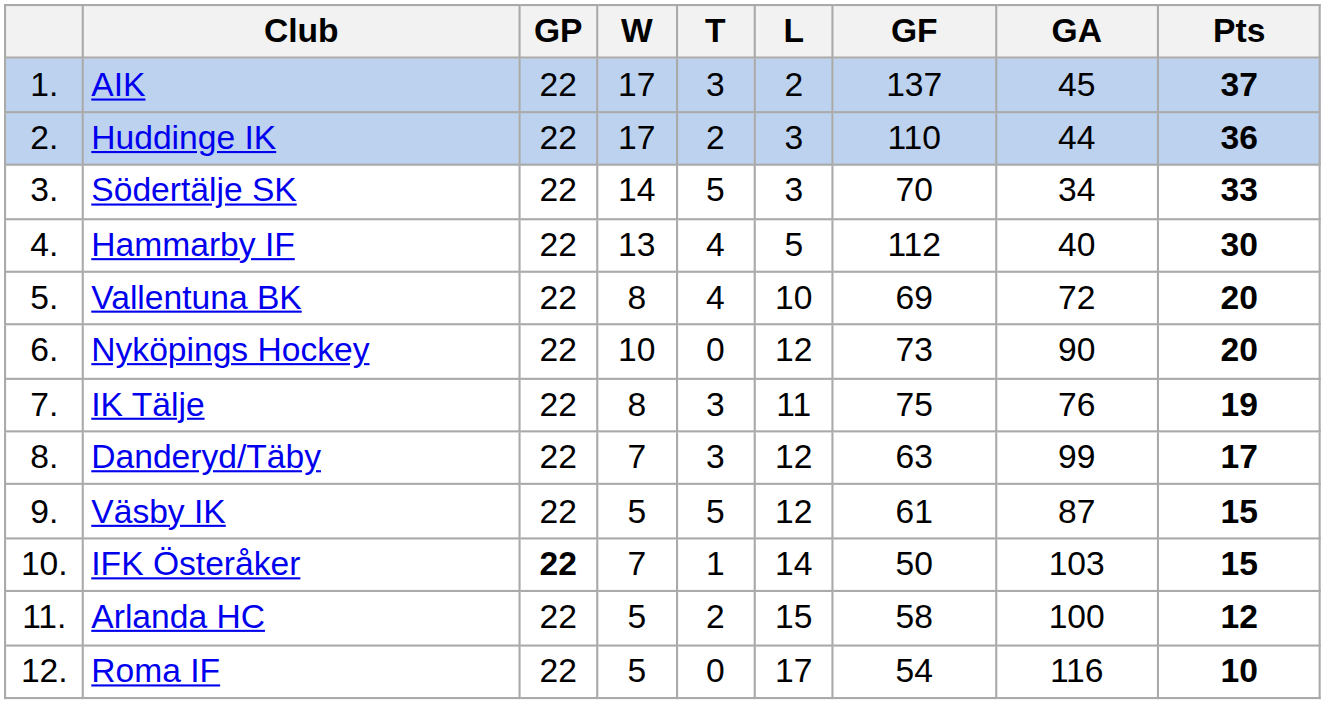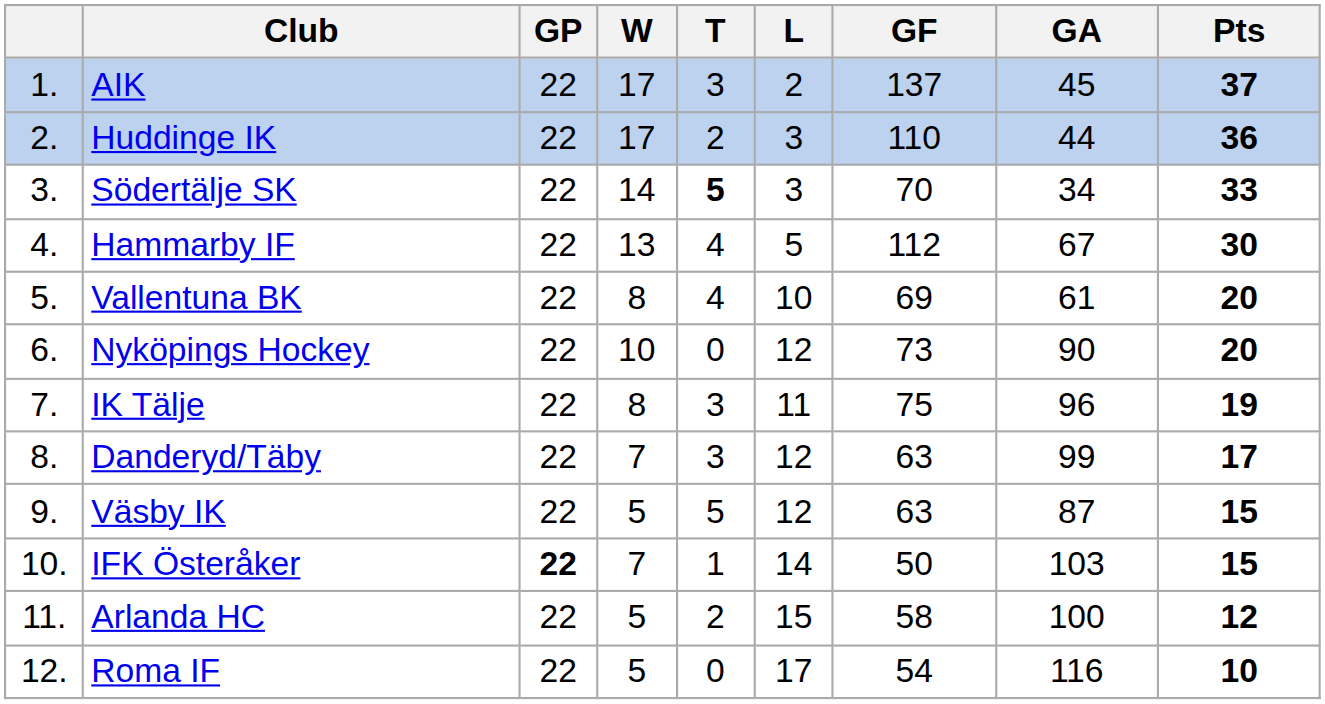(715, 191) normal -> (715, 191) bold
(1077, 244) 40 -> (1077, 244) 67
(1077, 297) 72 -> (1077, 297) 61
(1077, 404) 76 -> (1077, 404) 96
(914, 510) 61 -> (914, 510) 63
